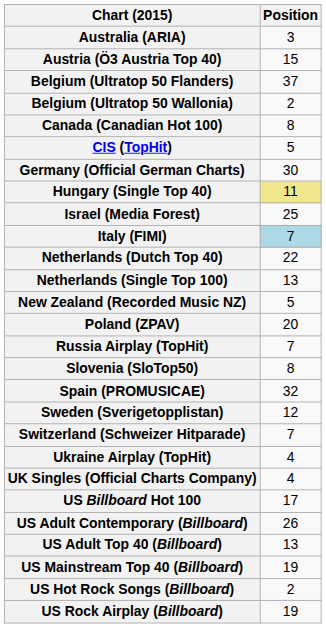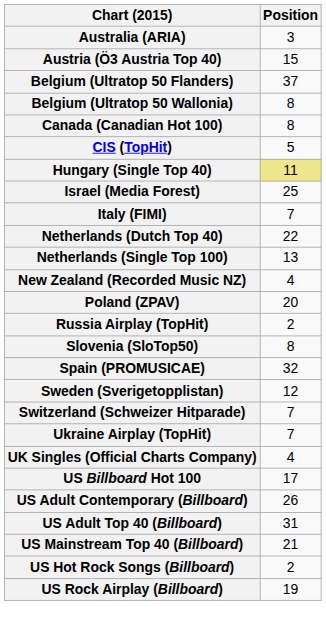(291, 103) 2 -> (291, 103) 8
- row: (132, 170)
(291, 236) lightblue background -> (291, 214) no background
(291, 302) 5 -> (291, 280) 4
(291, 346) 7 -> (291, 324) 2
(291, 457) 4 -> (291, 434) 7
(291, 545) 13 -> (291, 523) 31
(291, 567) 19 -> (291, 545) 21
